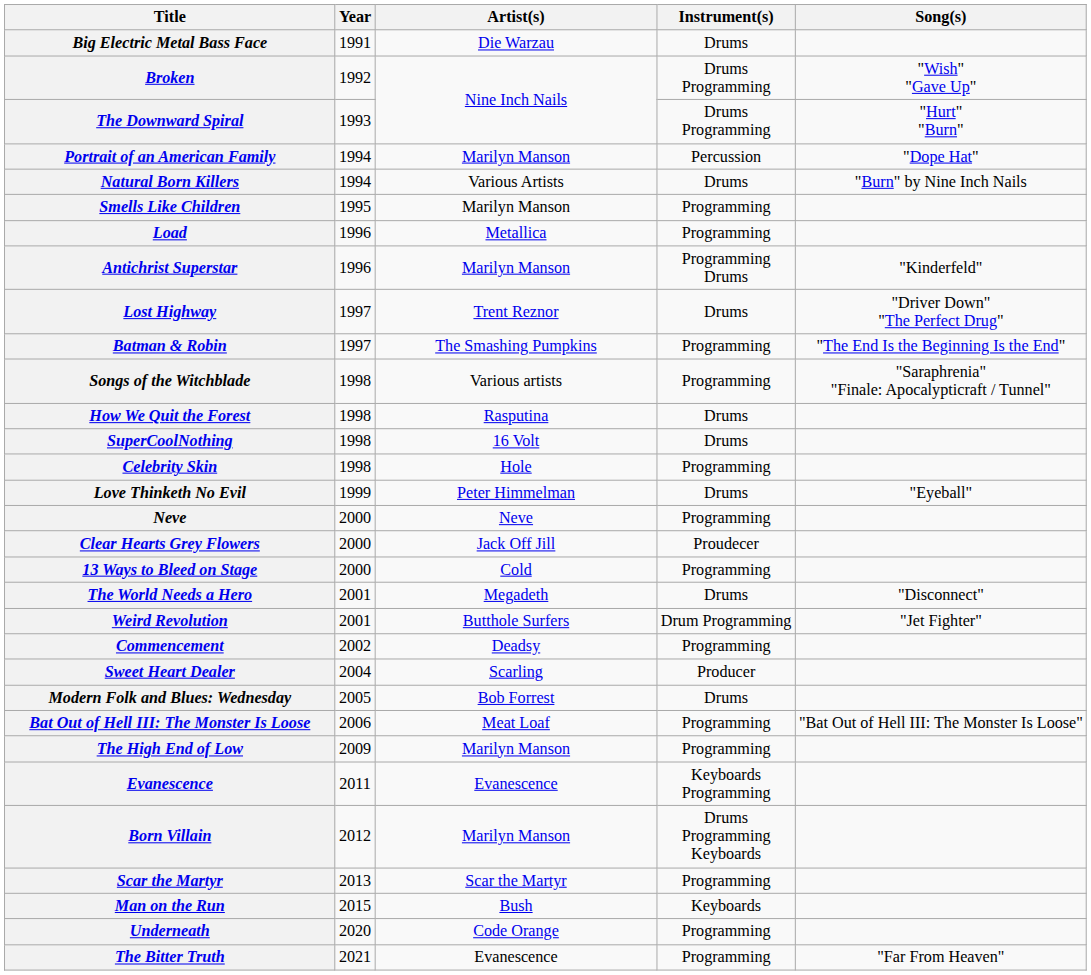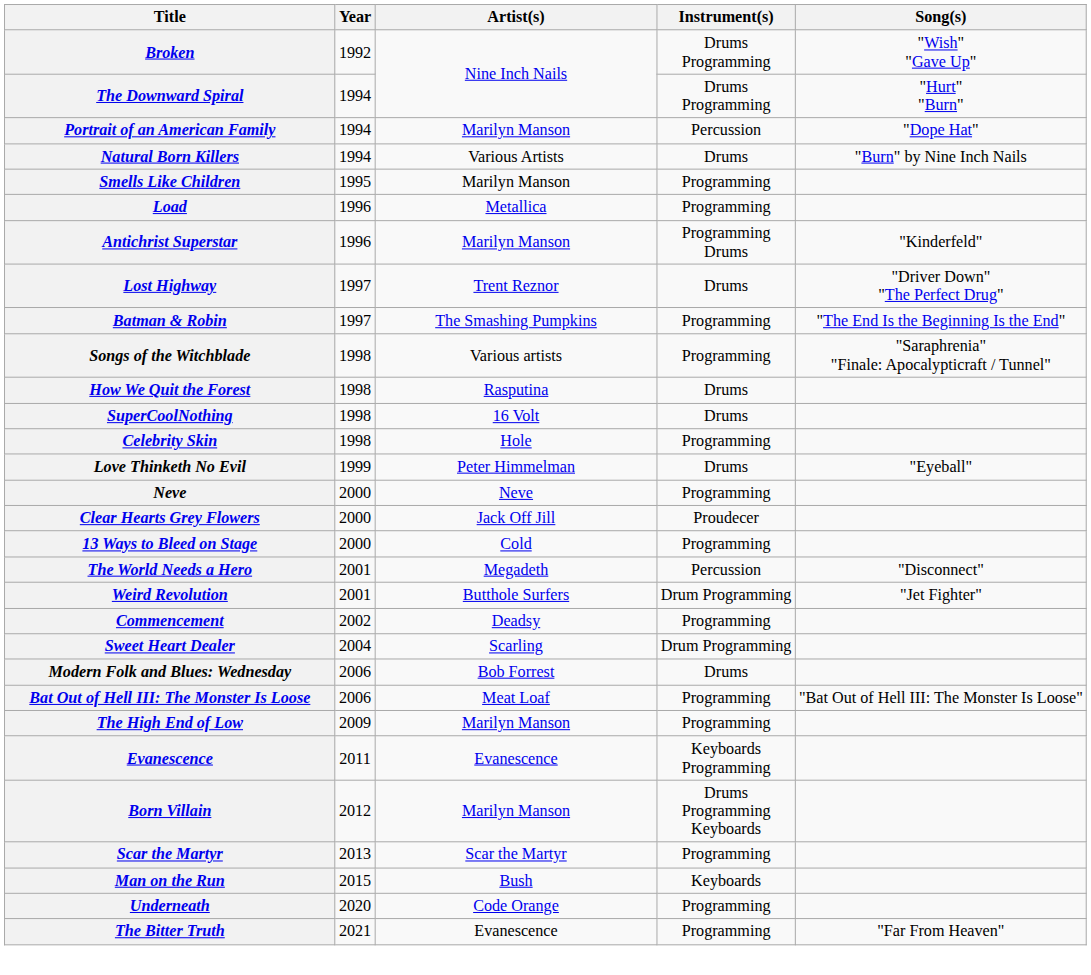- row: (170, 42)
(355, 121) 1993 -> (355, 95) 1994
(726, 595) Drums -> (726, 569) Percussion
(726, 672) Producer -> (726, 646) Drum Programming
(355, 697) 2005 -> (355, 672) 2006
